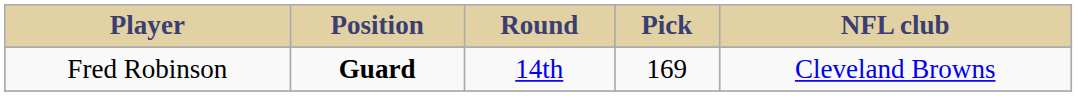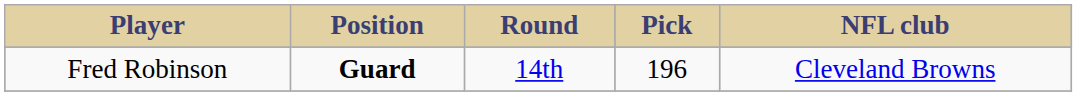(667, 68) 169 -> (667, 68) 196
